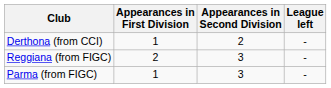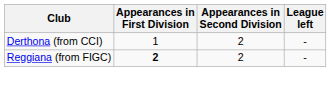(155, 58) normal -> (155, 58) bold
(241, 58) 3 -> (241, 58) 2
- row: (52, 74)
